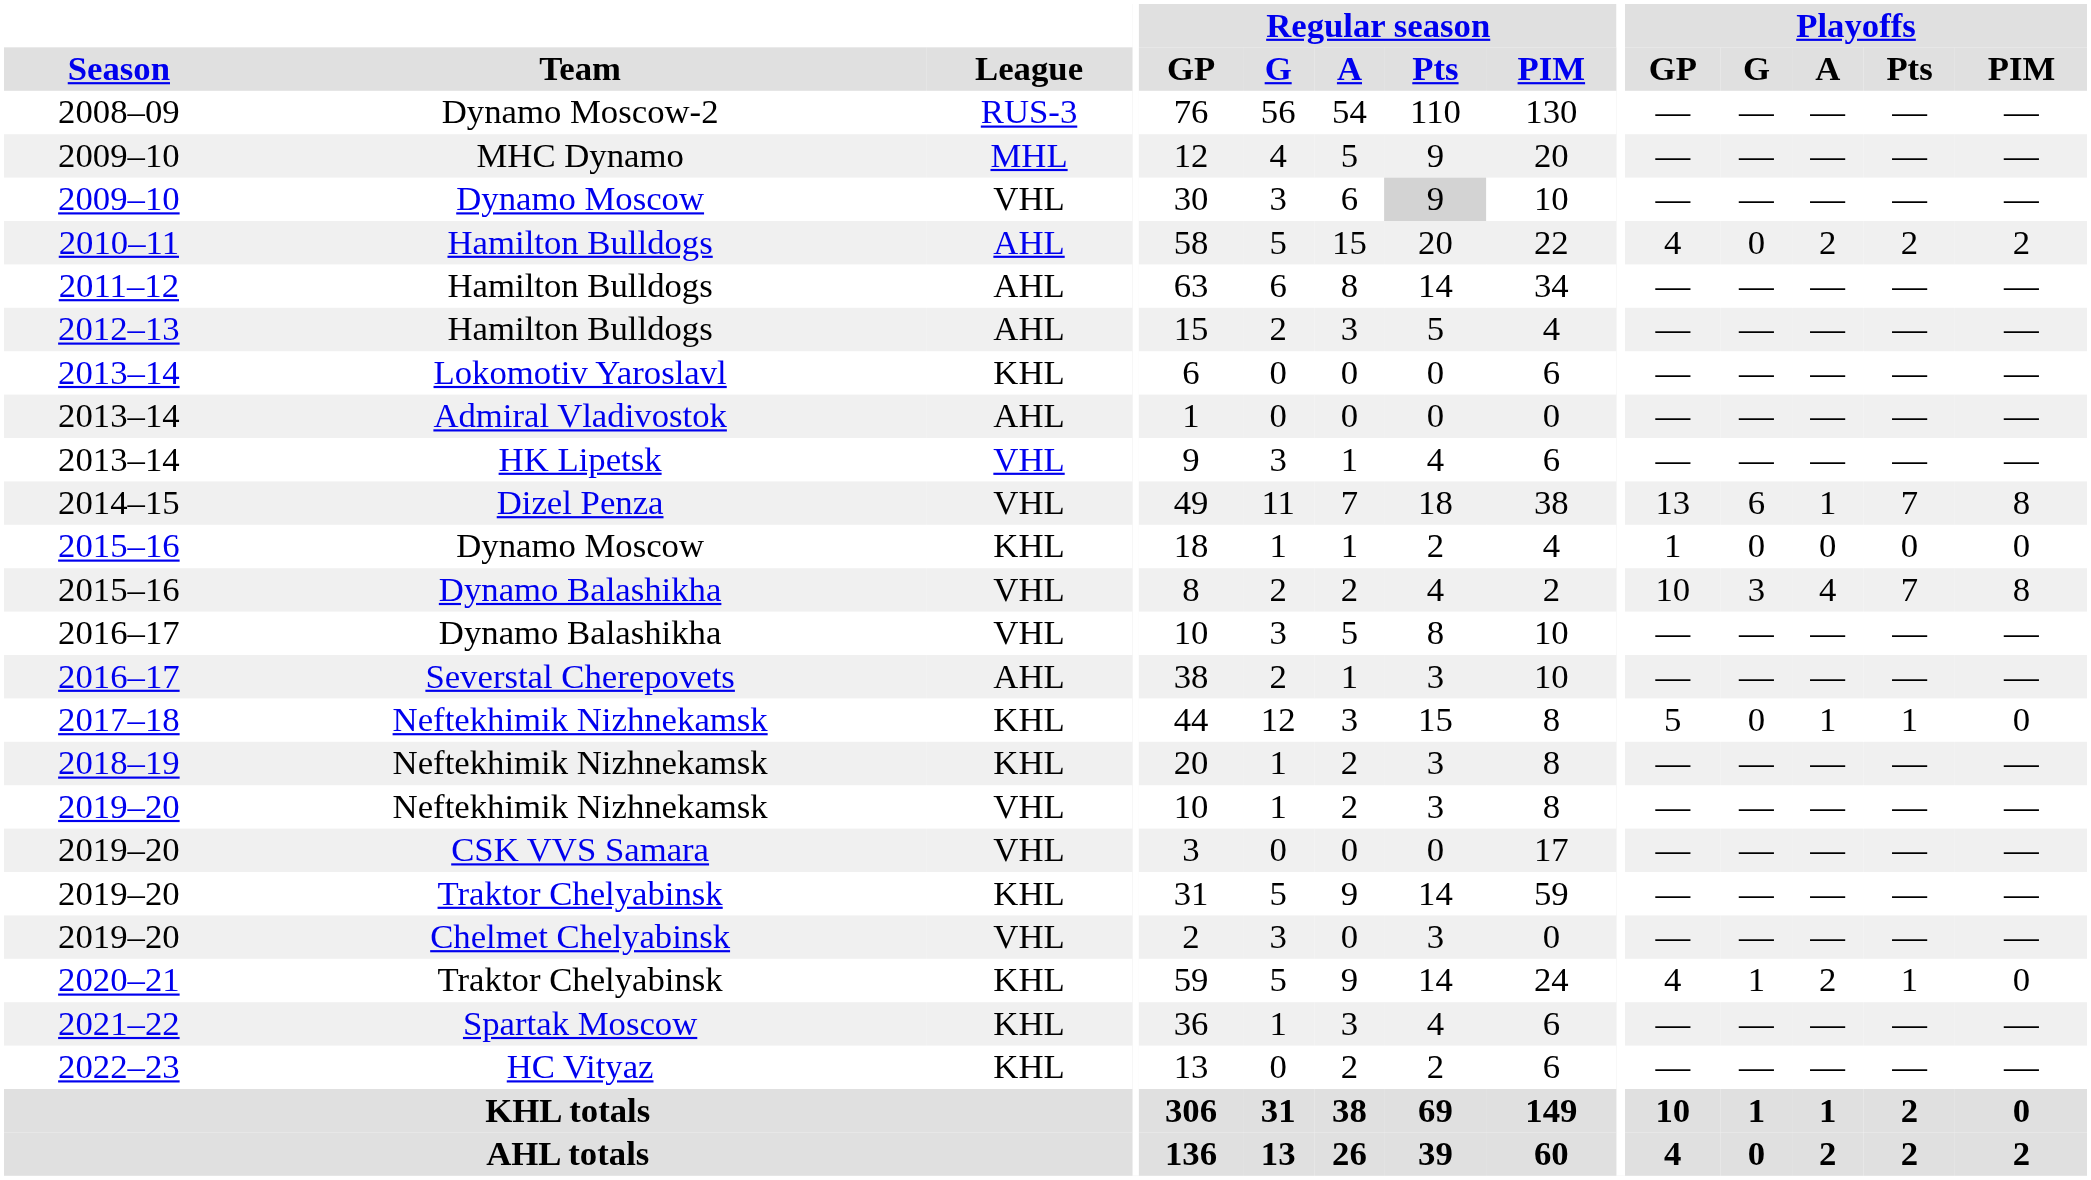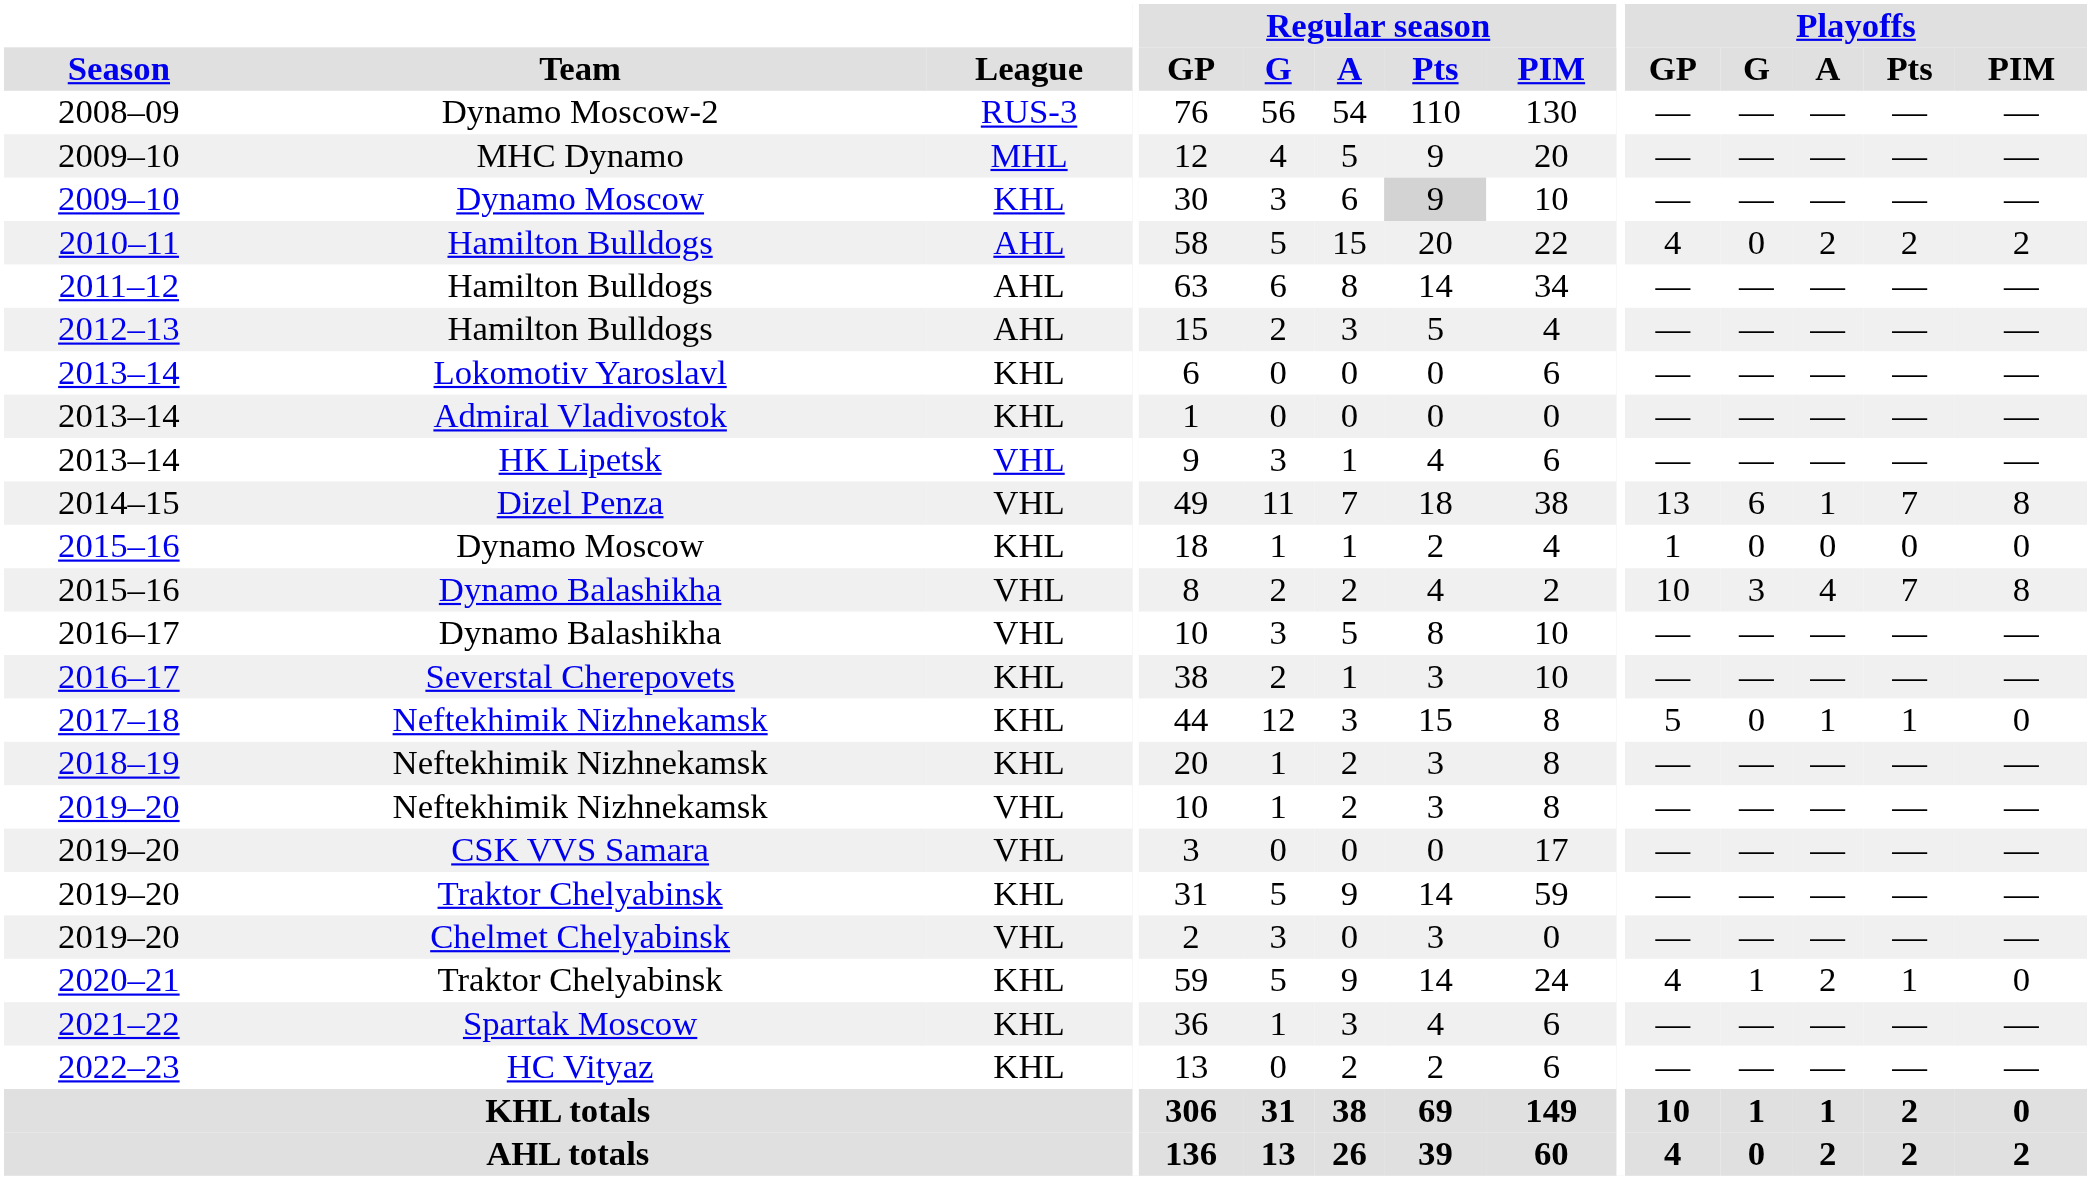(1029, 198) VHL -> (1029, 198) KHL
(1029, 415) AHL -> (1029, 415) KHL
(1029, 676) AHL -> (1029, 676) KHL
